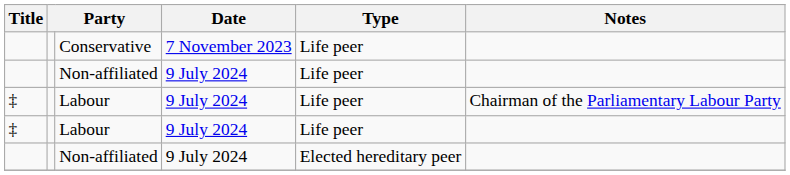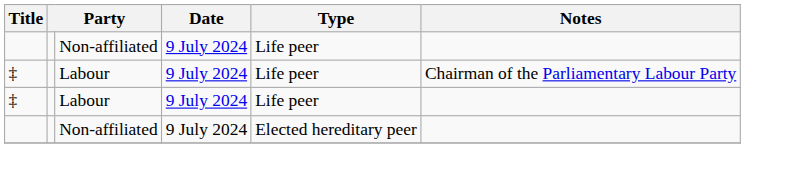- row: (26, 46)
